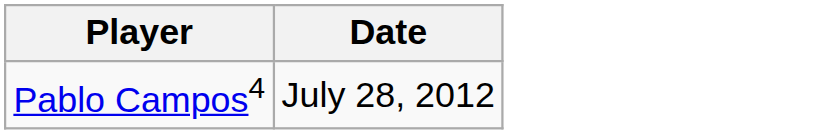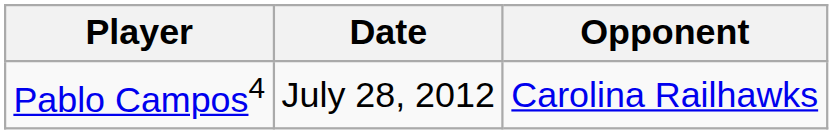+ column: (665, 32)
